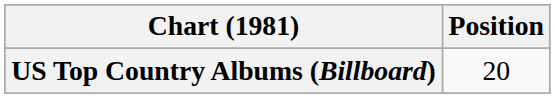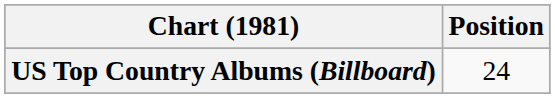(496, 70) 20 -> (496, 70) 24
